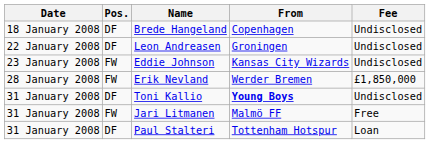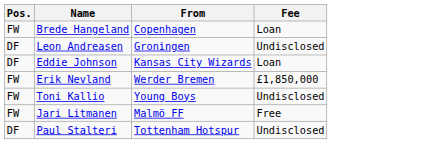- column: (53, 13)
(111, 30) DF -> (13, 30) FW
(388, 30) Undisclosed -> (269, 30) Loan
(111, 63) FW -> (13, 63) DF
(388, 63) Undisclosed -> (269, 63) Loan
(111, 96) DF -> (13, 96) FW
(263, 96) bold -> (165, 96) normal
(366, 130) Loan -> (290, 130) Undisclosed
